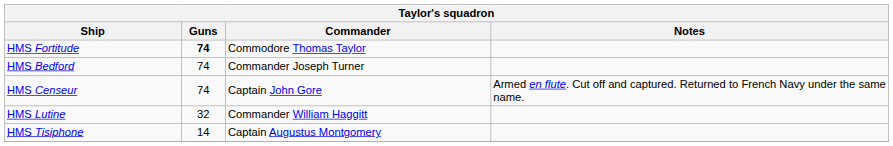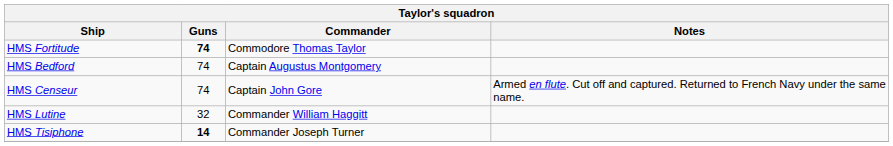(296, 66) Commander Joseph Turner -> (305, 66) Captain Augustus Montgomery
(203, 132) normal -> (203, 132) bold
(305, 132) Captain Augustus Montgomery -> (296, 132) Commander Joseph Turner
